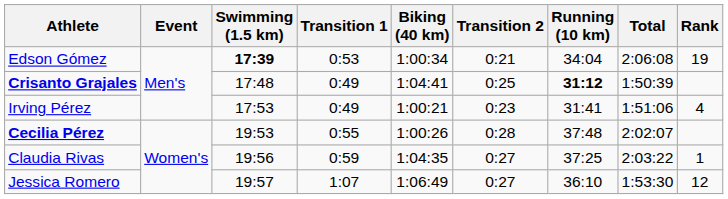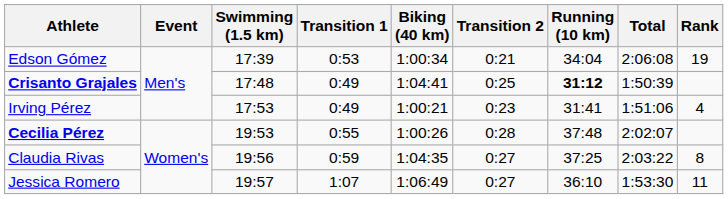(254, 59) bold -> (254, 59) normal
(700, 157) 1 -> (700, 157) 8
(700, 182) 12 -> (700, 182) 11
